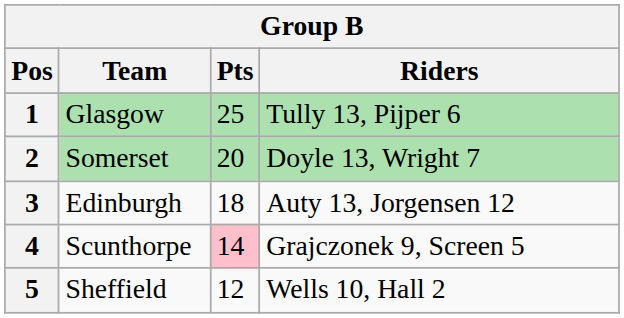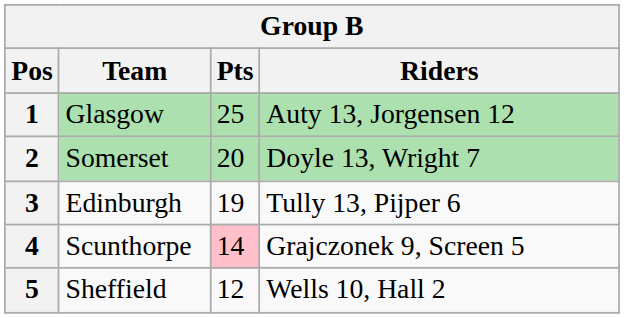(364, 114) Tully 13, Pijper 6 -> (391, 114) Auty 13, Jorgensen 12
(231, 202) 18 -> (231, 202) 19
(391, 202) Auty 13, Jorgensen 12 -> (364, 202) Tully 13, Pijper 6
